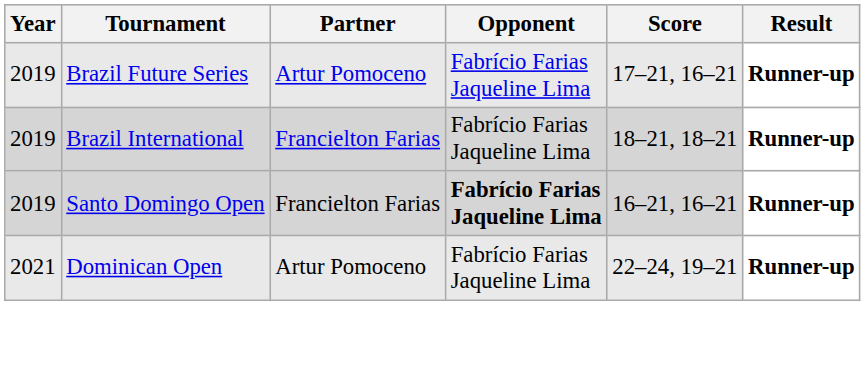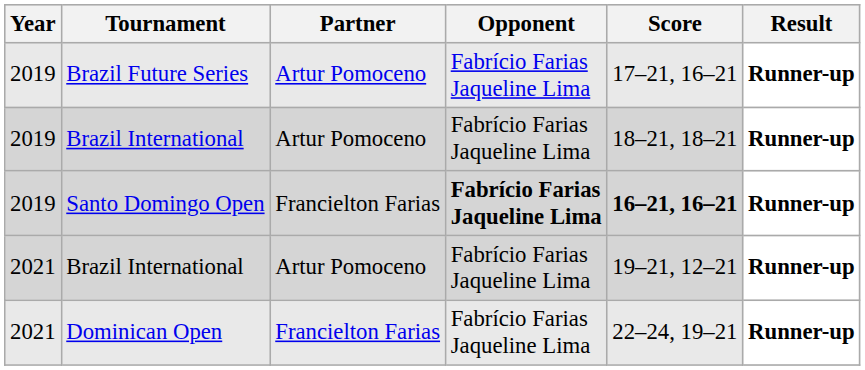(358, 138) Francielton Farias -> (351, 138) Artur Pomoceno
(675, 203) normal -> (675, 203) bold
+ row: (33, 267)
(351, 267) Artur Pomoceno -> (358, 332) Francielton Farias
